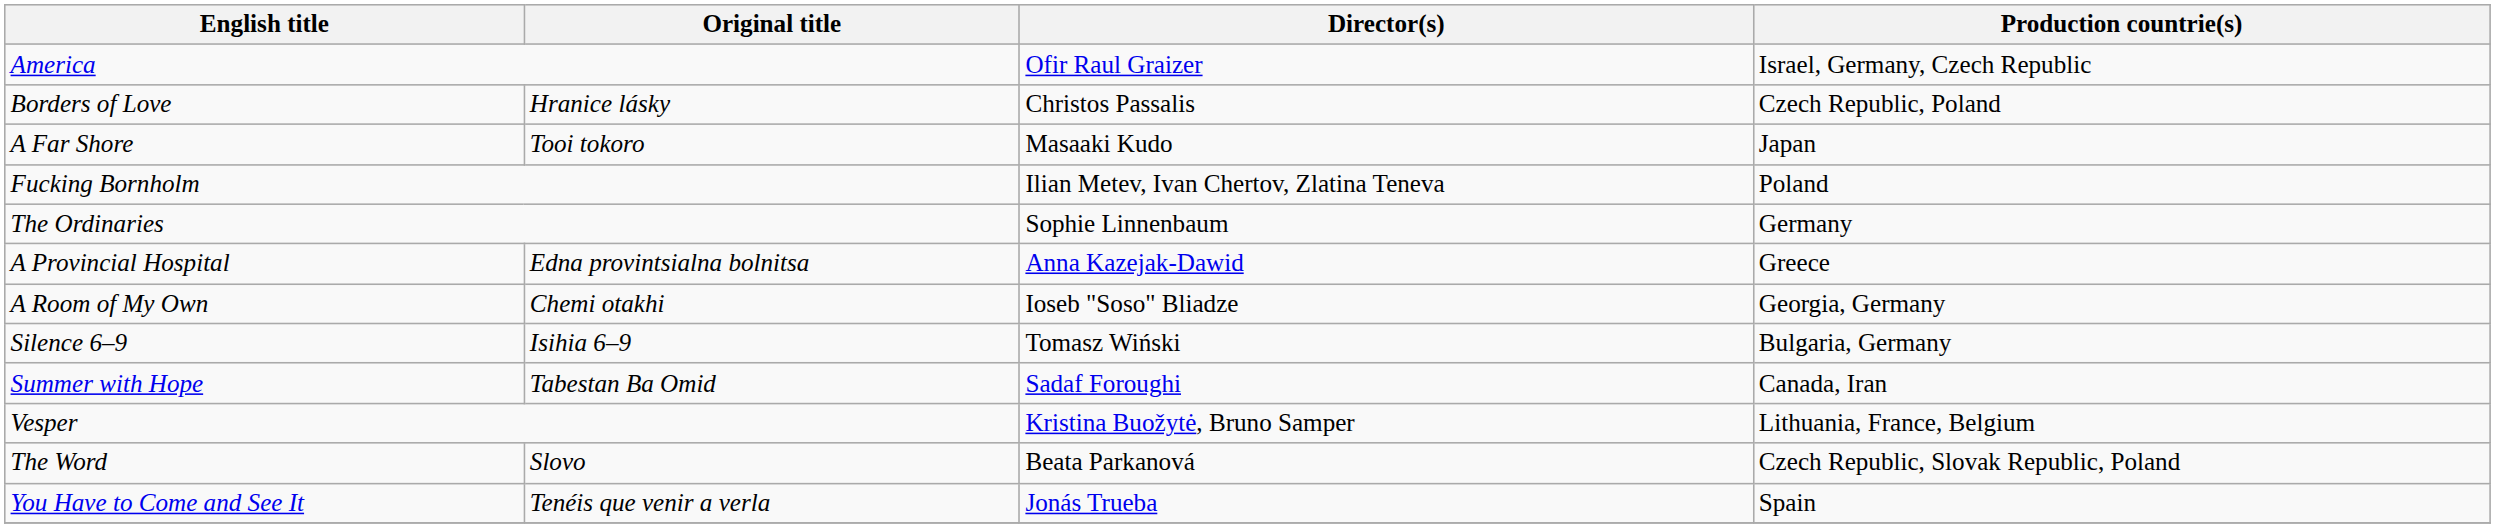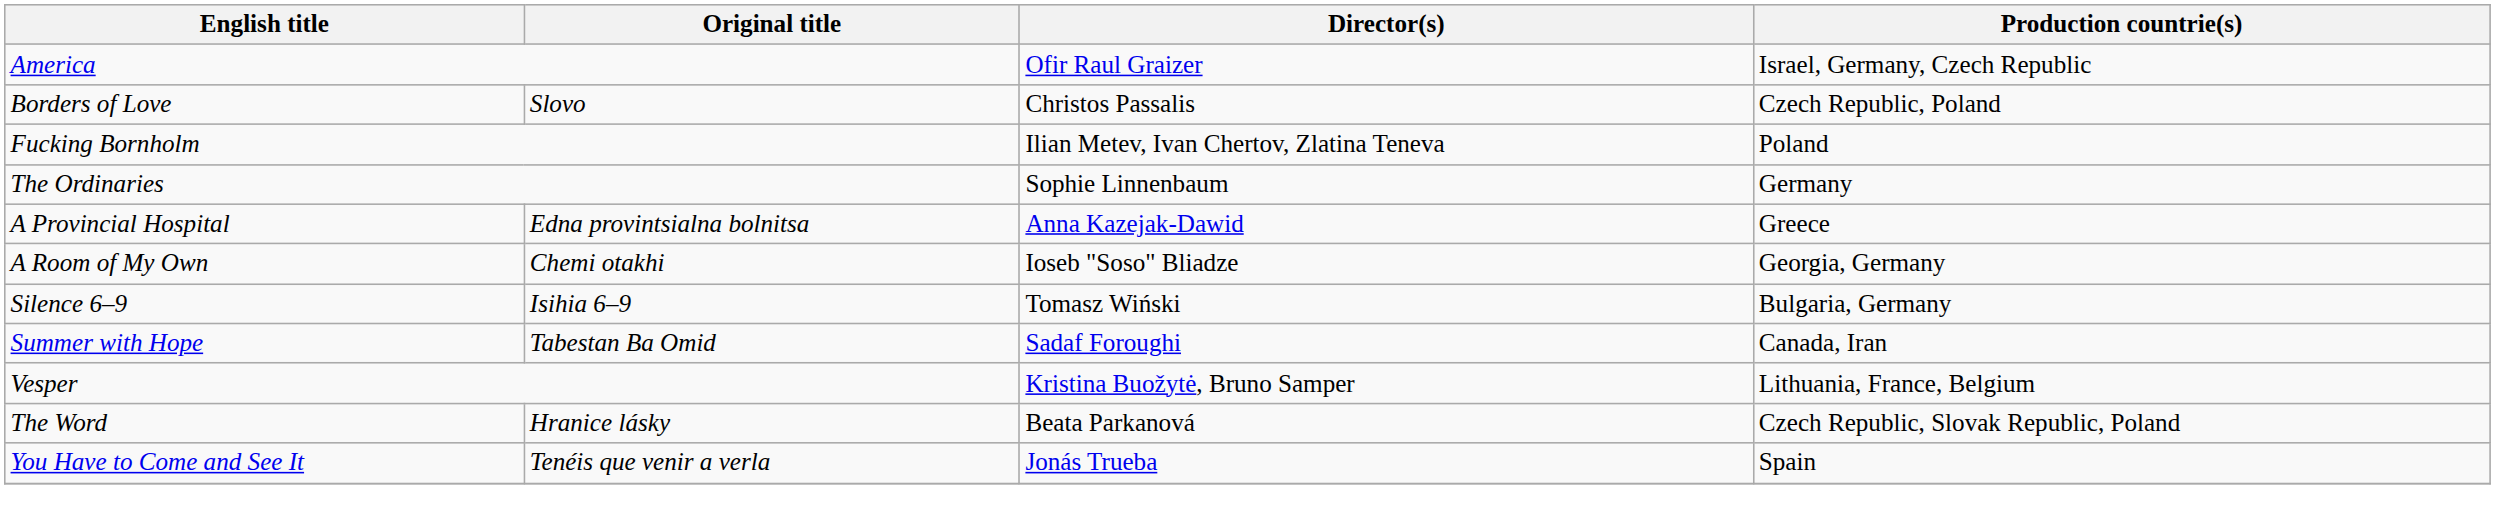(600, 104) Hranice lásky -> (558, 104) Slovo
- row: (72, 143)
(558, 462) Slovo -> (600, 422) Hranice lásky
